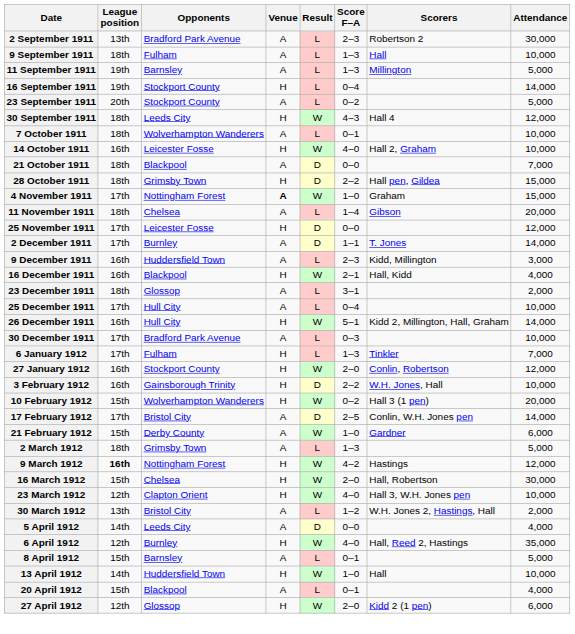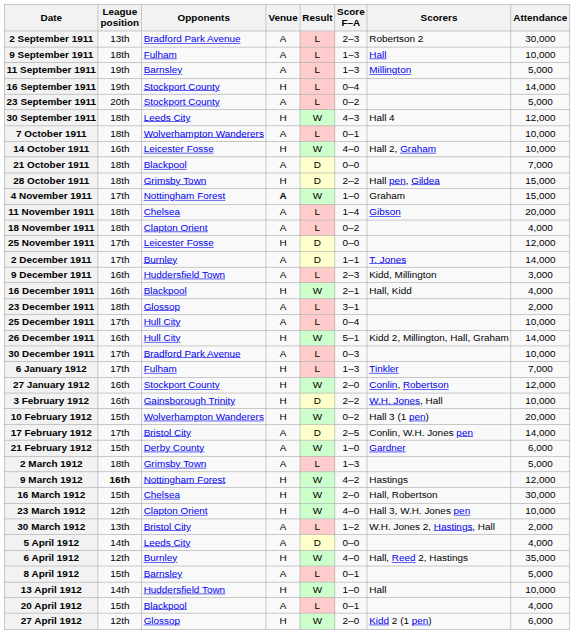+ row: (51, 228)
